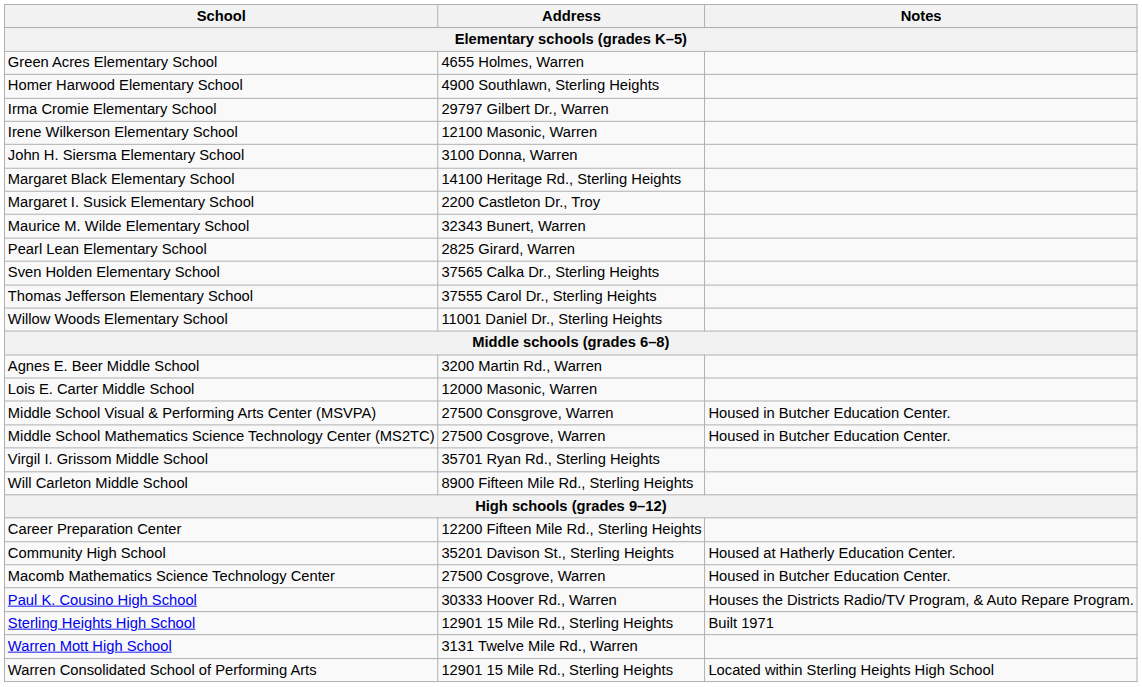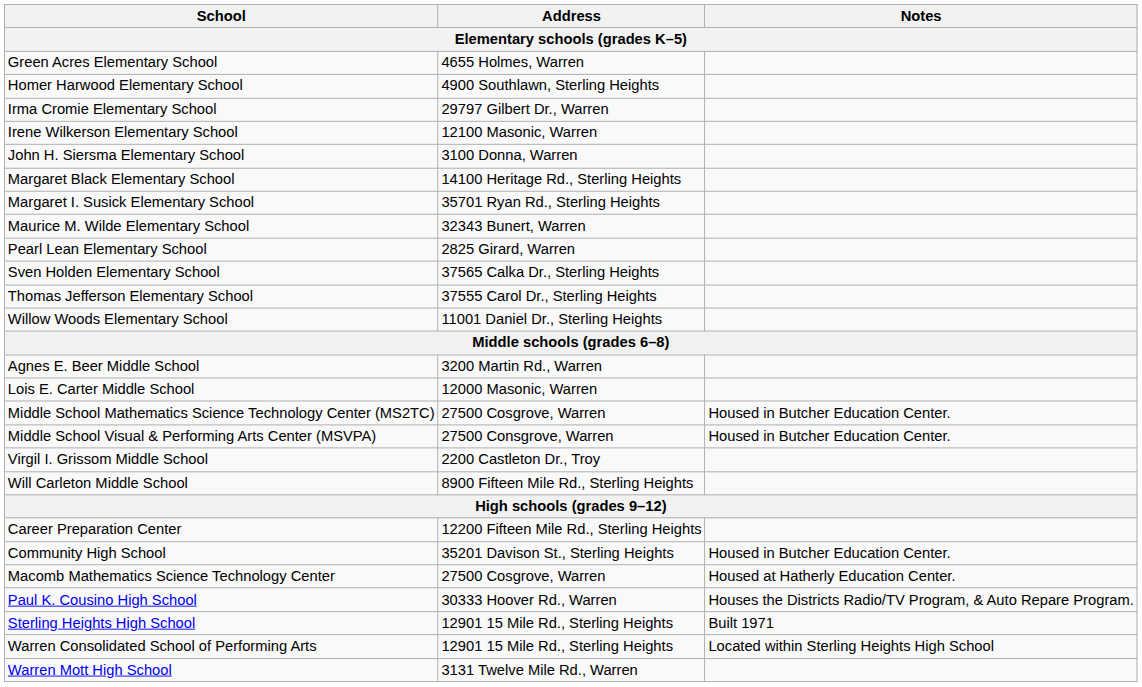(521, 202) 2200 Castleton Dr., Troy -> (551, 202) 35701 Ryan Rd., Sterling Heights
rows swapped: (221, 436) <-> (192, 413)
(551, 459) 35701 Ryan Rd., Sterling Heights -> (521, 459) 2200 Castleton Dr., Troy
(832, 553) Housed at Hatherly Education Center. -> (830, 553) Housed in Butcher Education Center.
(830, 576) Housed in Butcher Education Center. -> (832, 576) Housed at Hatherly Education Center.
rows swapped: (162, 669) <-> (90, 646)
